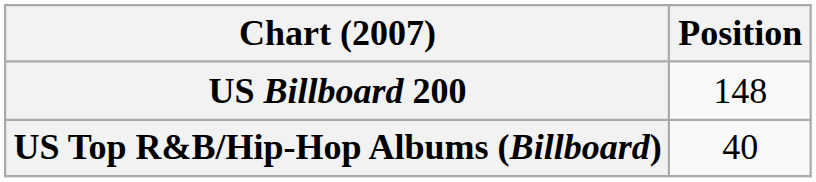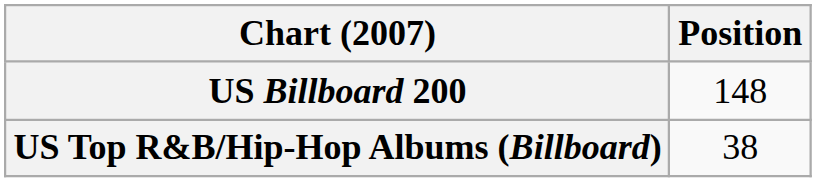(740, 147) 40 -> (740, 147) 38
